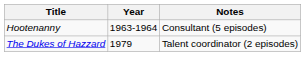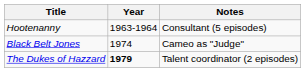+ row: (43, 43)
(121, 43) normal -> (121, 59) bold
